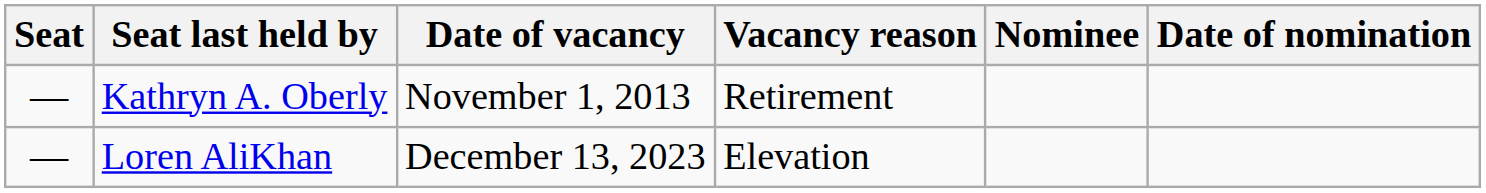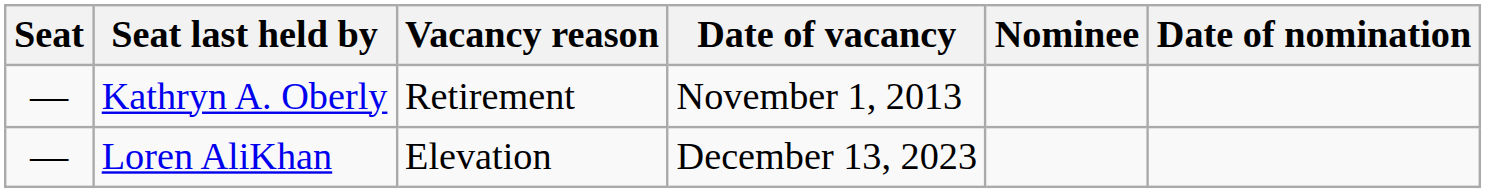columns swapped: (850, 34) <-> (555, 34)
